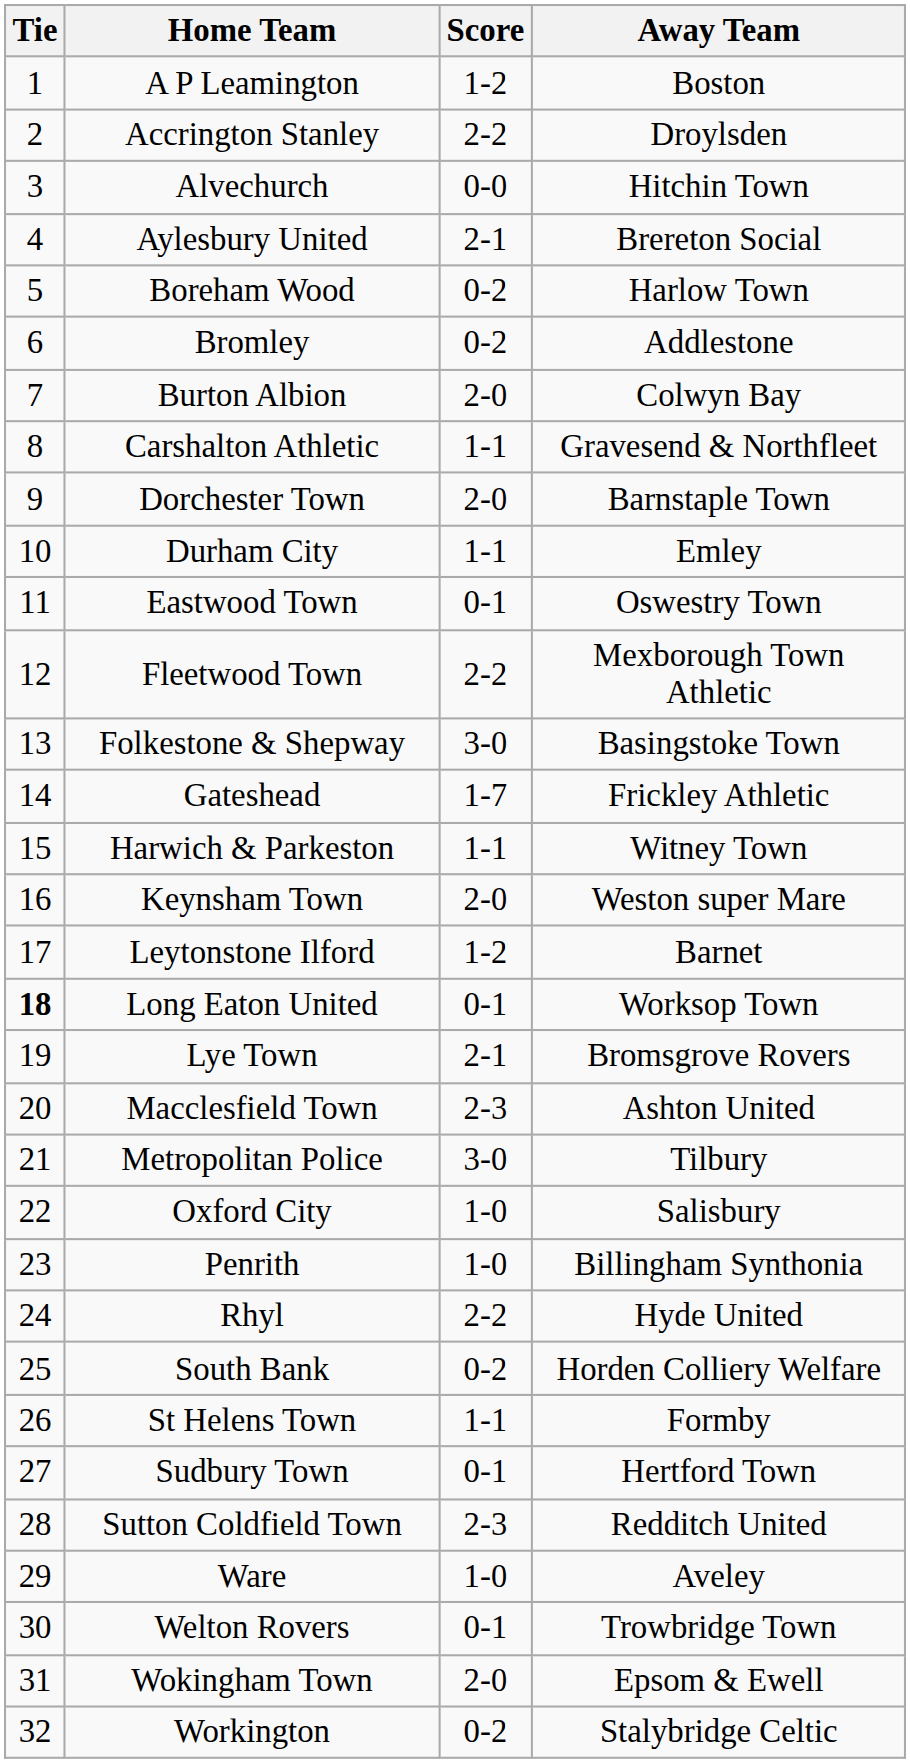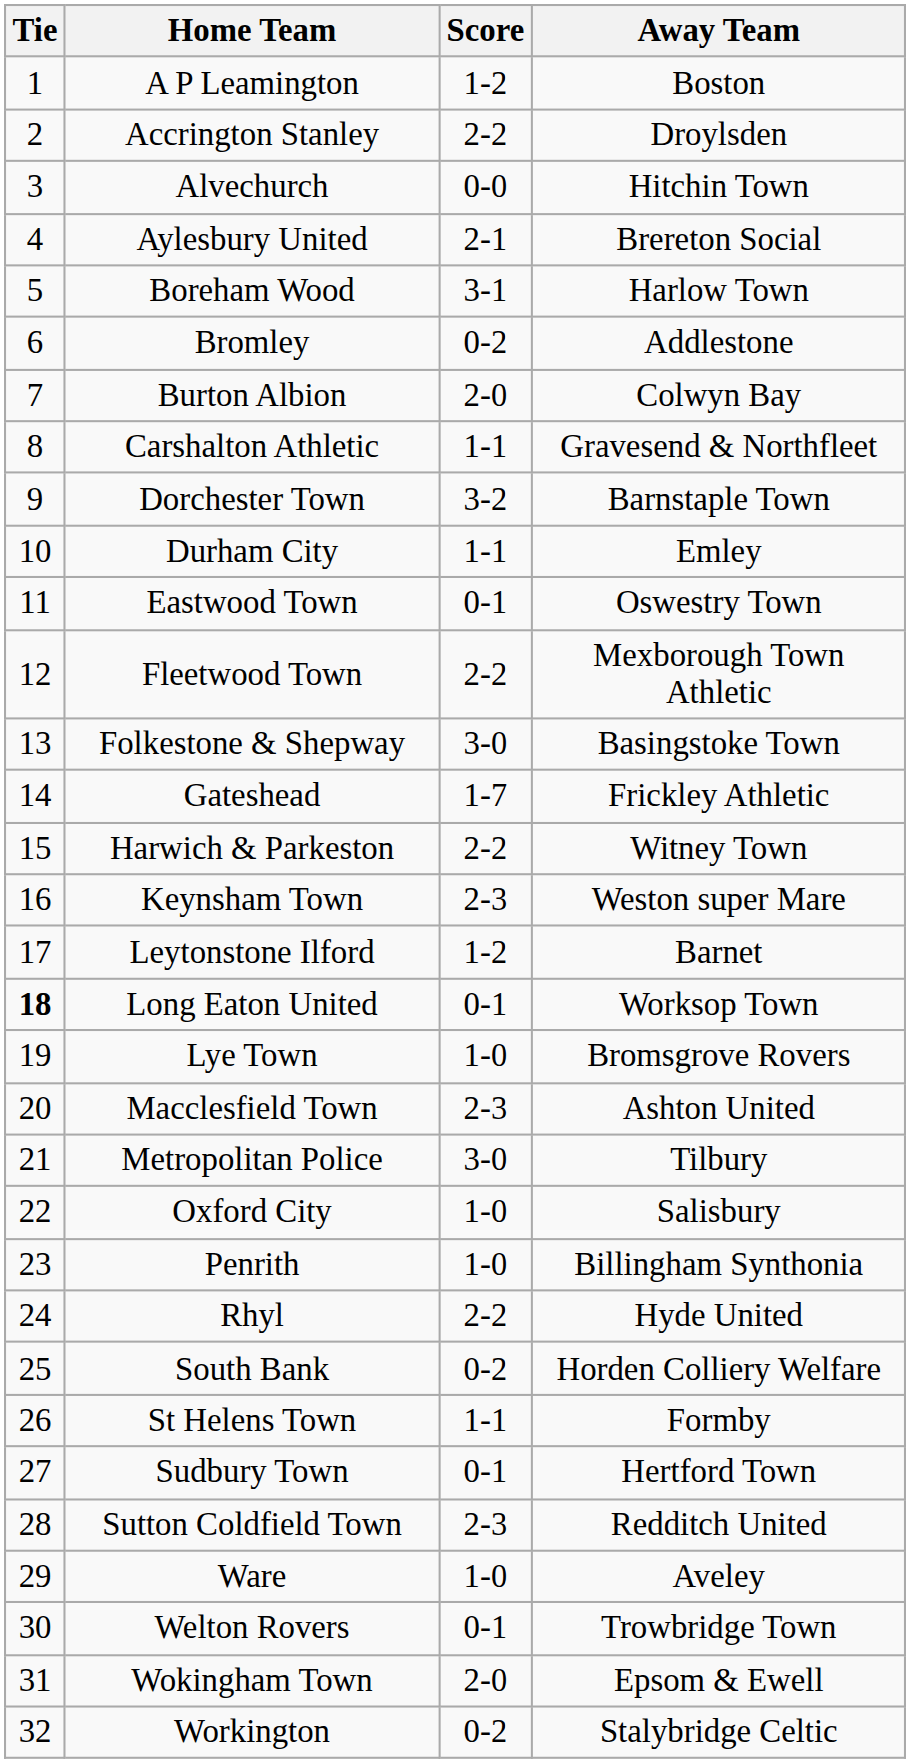(485, 290) 0-2 -> (485, 290) 3-1
(485, 498) 2-0 -> (485, 498) 3-2
(485, 847) 1-1 -> (485, 847) 2-2
(485, 899) 2-0 -> (485, 899) 2-3
(485, 1055) 2-1 -> (485, 1055) 1-0
